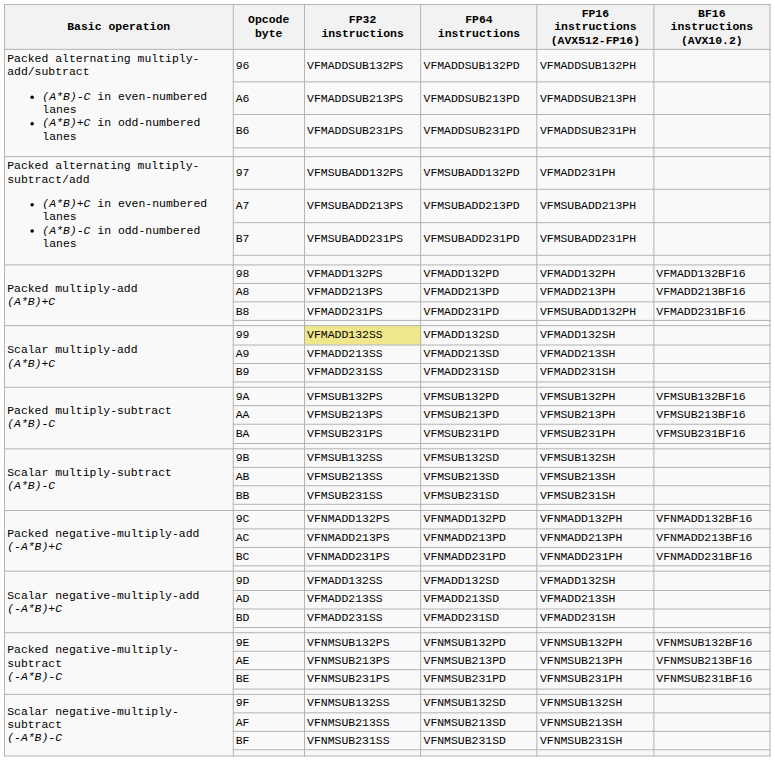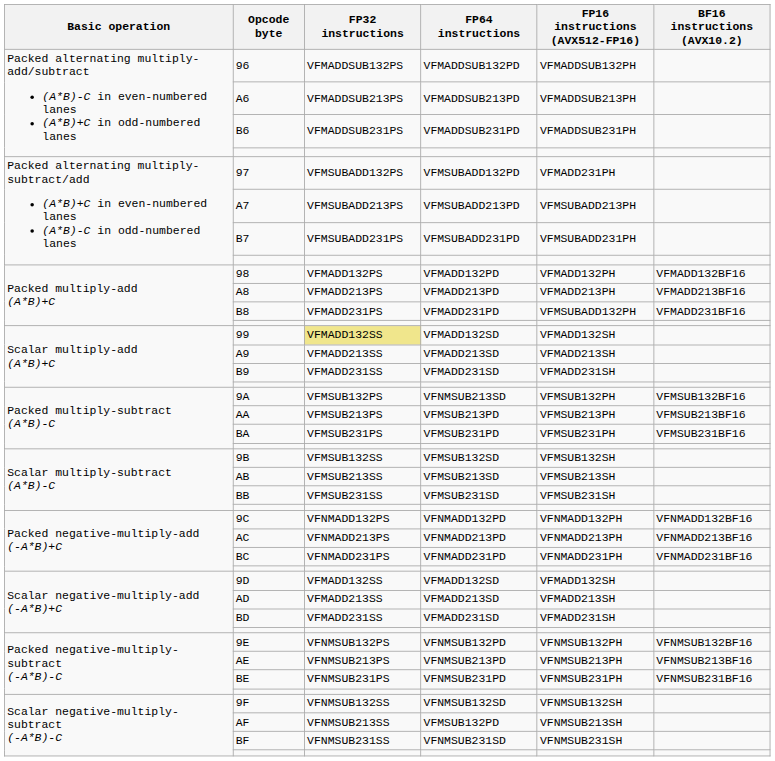(461, 397) VFMSUB132PD -> (465, 397) VFNMSUB213SD
(465, 722) VFNMSUB213SD -> (461, 722) VFMSUB132PD
